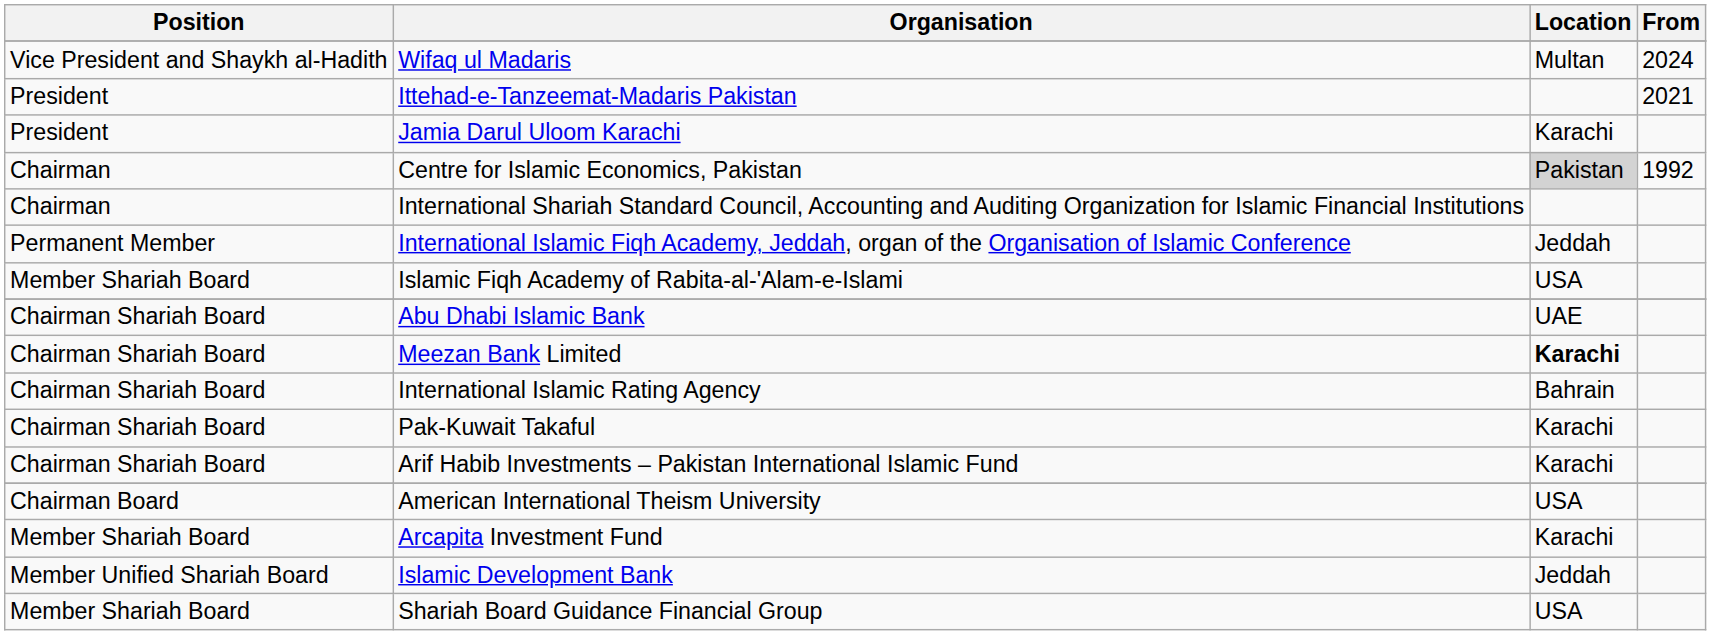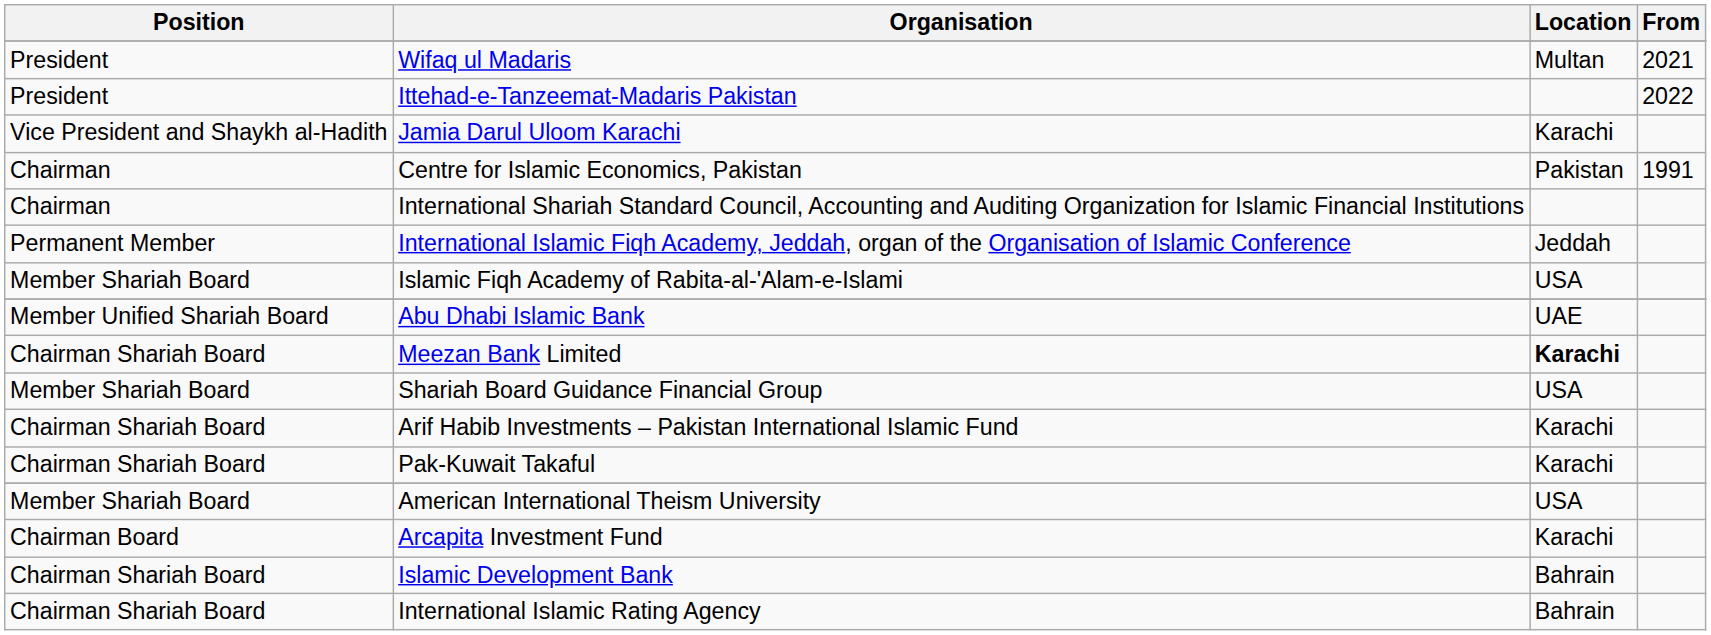(199, 59) Vice President and Shaykh al-Hadith -> (59, 59) President
(1668, 59) 2024 -> (1668, 59) 2021
(1668, 96) 2021 -> (1668, 96) 2022
(59, 133) President -> (199, 133) Vice President and Shaykh al-Hadith
(1579, 170) lightgrey background -> (1579, 170) no background
(1668, 170) 1992 -> (1668, 170) 1991
(138, 317) Chairman Shariah Board -> (169, 317) Member Unified Shariah Board
rows swapped: (579, 390) <-> (610, 611)
rows swapped: (497, 427) <-> (708, 464)
(95, 501) Chairman Board -> (130, 501) Member Shariah Board
(130, 538) Member Shariah Board -> (95, 538) Chairman Board
(169, 574) Member Unified Shariah Board -> (138, 574) Chairman Shariah Board
(1573, 574) Jeddah -> (1575, 574) Bahrain
